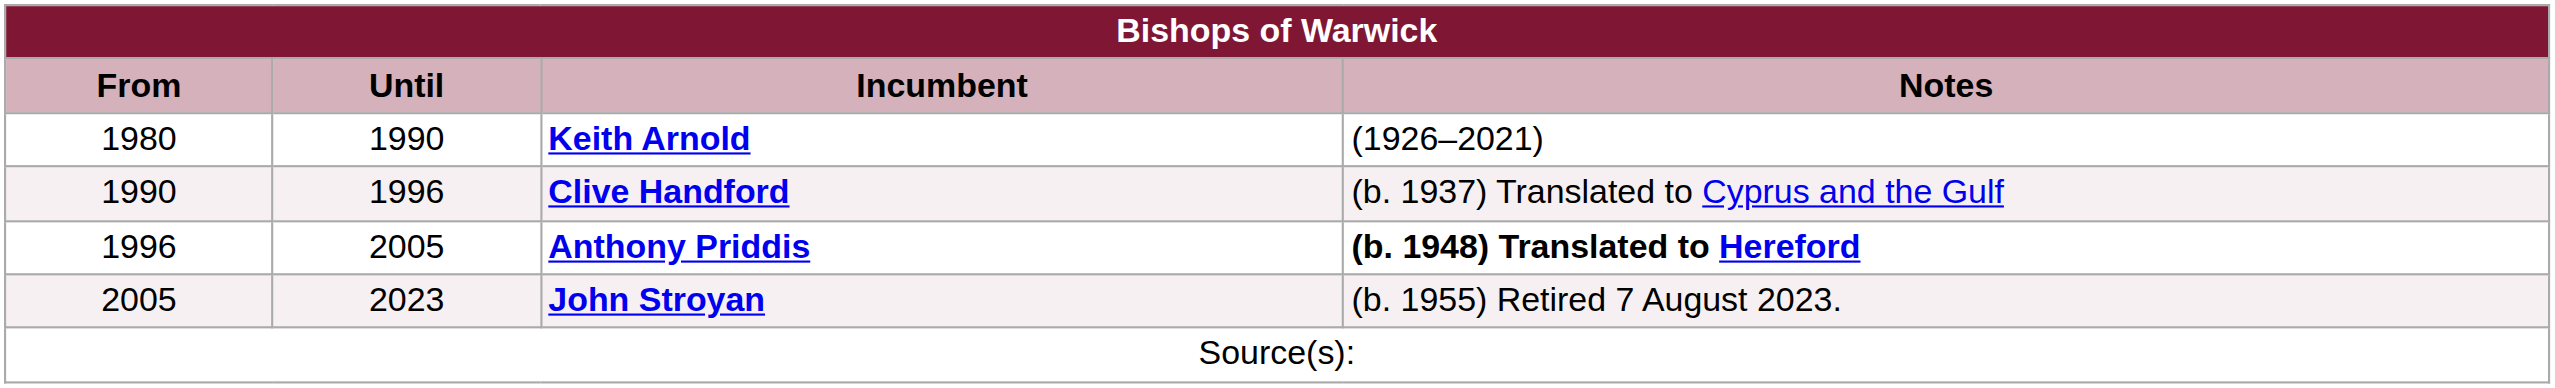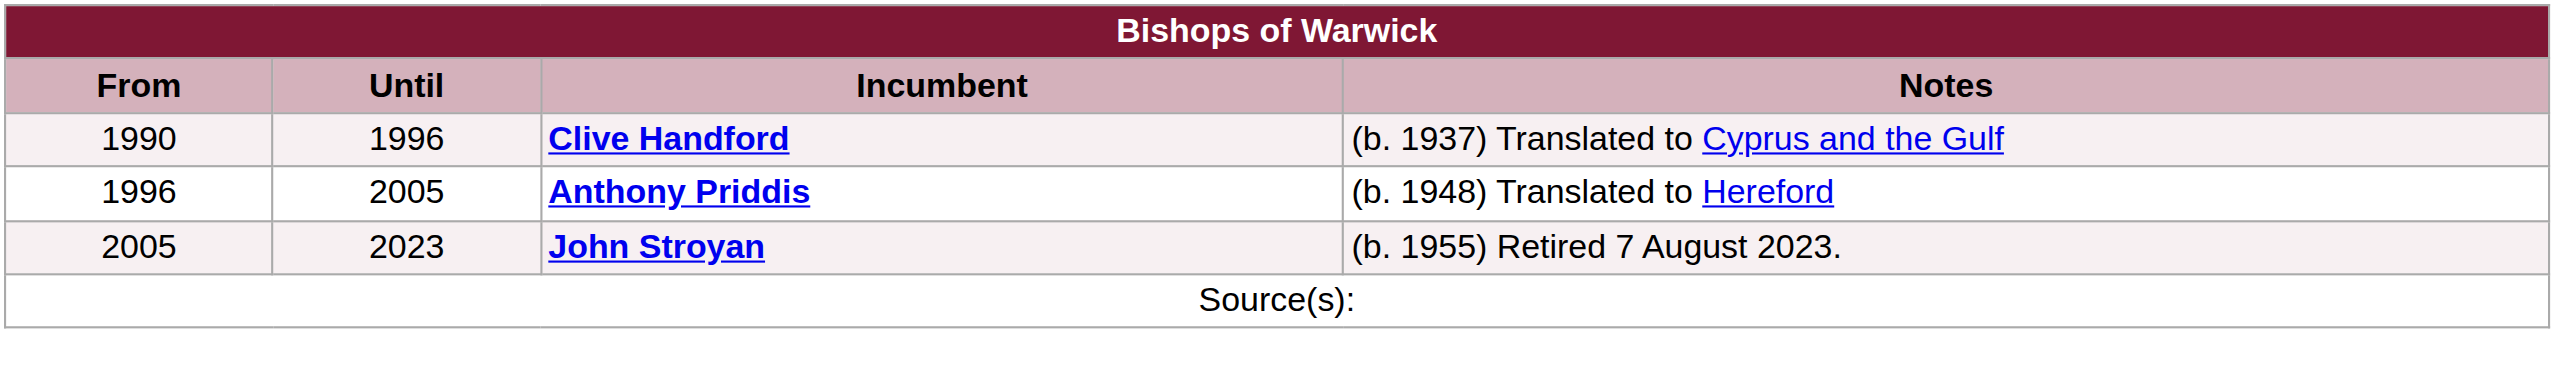- row: (649, 138)
(1606, 246) bold -> (1593, 192) normal
